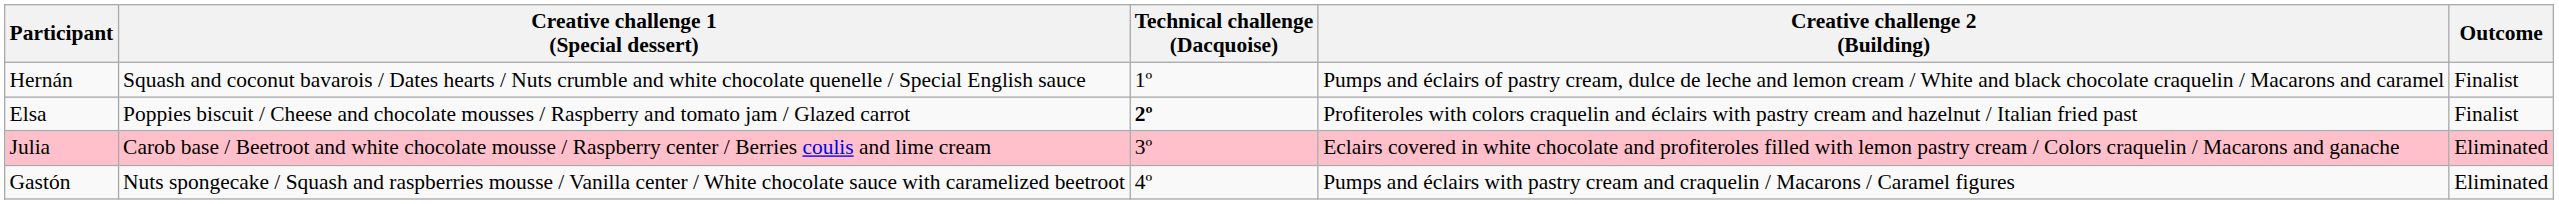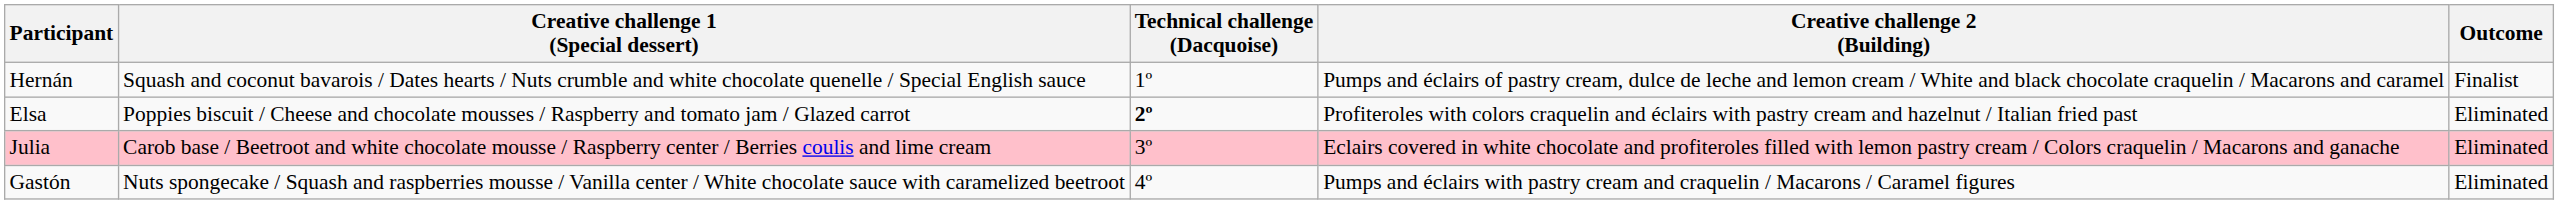(2486, 113) Finalist -> (2501, 113) Eliminated
